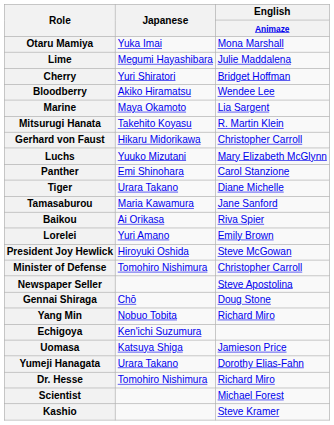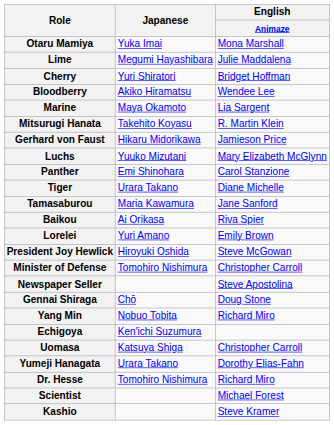(260, 140) Christopher Carroll -> (252, 140) Jamieson Price
(252, 348) Jamieson Price -> (260, 348) Christopher Carroll
